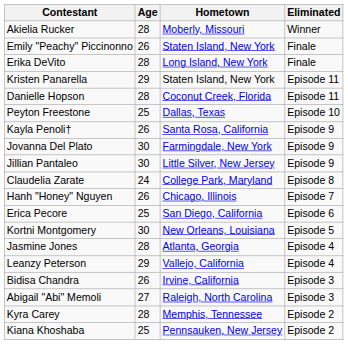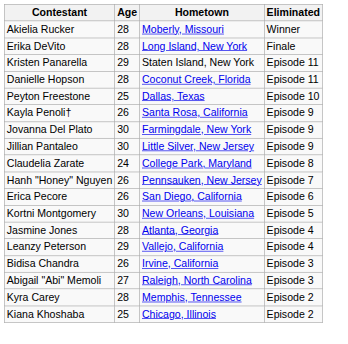- row: (70, 46)
(199, 197) Chicago, Illinois -> (202, 180) Pennsauken, New Jersey
(144, 213) 25 -> (123, 197) 26
(222, 331) Pennsauken, New Jersey -> (179, 314) Chicago, Illinois
